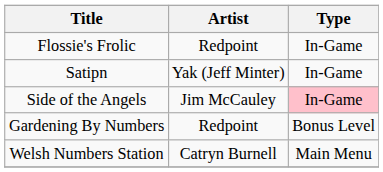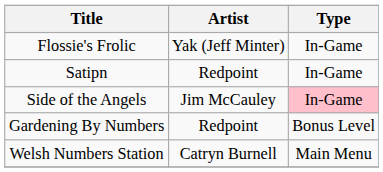(228, 46) Redpoint -> (228, 46) Yak (Jeff Minter)
(228, 72) Yak (Jeff Minter) -> (228, 72) Redpoint
